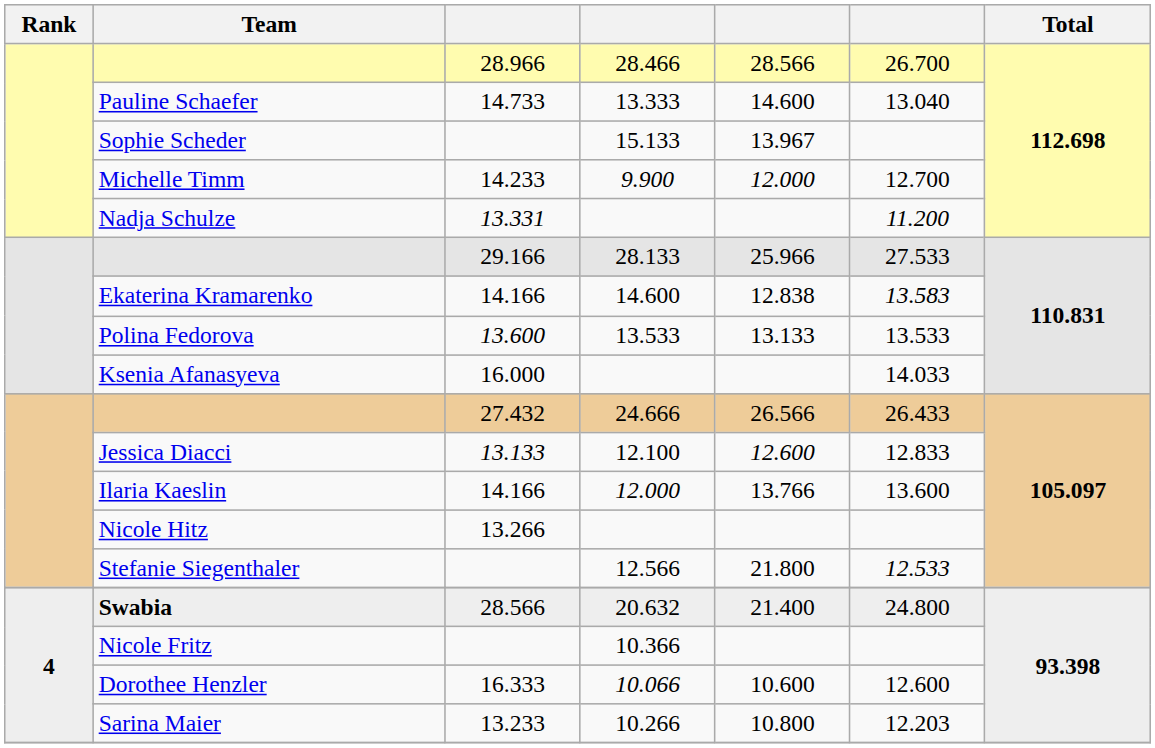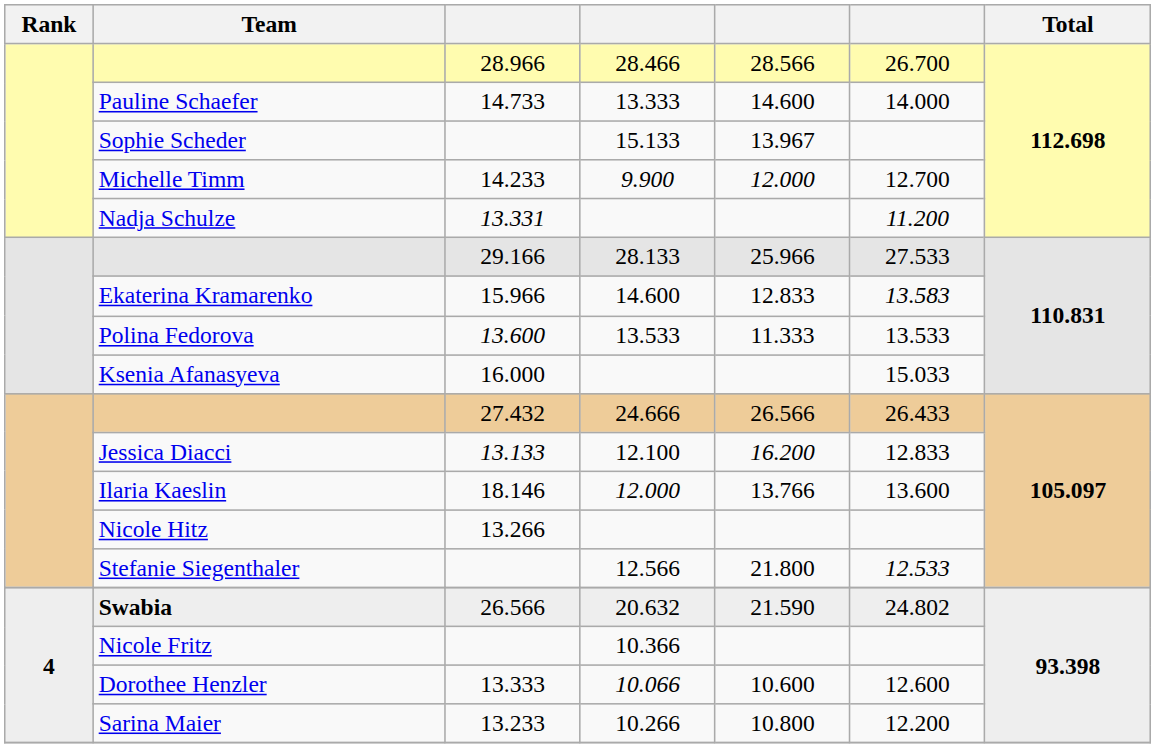(917, 101) 13.040 -> (917, 101) 14.000
(513, 296) 14.166 -> (513, 296) 15.966
(783, 296) 12.838 -> (783, 296) 12.833
(783, 334) 13.133 -> (783, 334) 11.333
(917, 373) 14.033 -> (917, 373) 15.033
(783, 451) 12.600 -> (783, 451) 16.200
(513, 490) 14.166 -> (513, 490) 18.146
(513, 606) 28.566 -> (513, 606) 26.566
(783, 606) 21.400 -> (783, 606) 21.590
(917, 606) 24.800 -> (917, 606) 24.802
(513, 684) 16.333 -> (513, 684) 13.333
(917, 723) 12.203 -> (917, 723) 12.200
